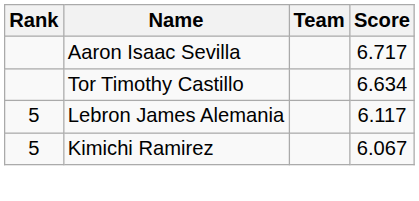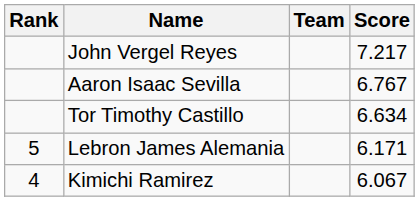+ row: (152, 52)
(382, 52) 6.717 -> (382, 84) 6.767
(382, 116) 6.117 -> (382, 148) 6.171
(34, 148) 5 -> (34, 180) 4
